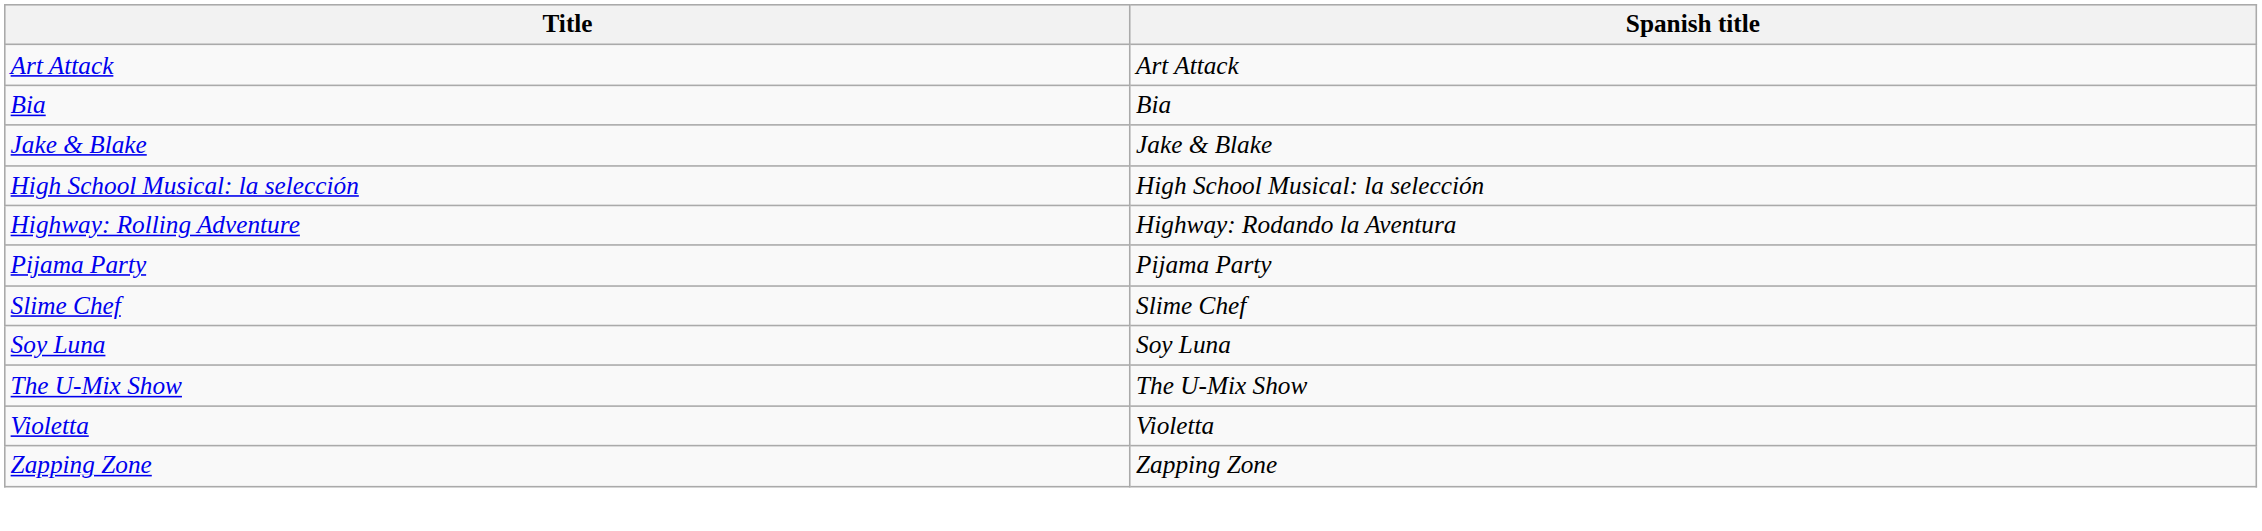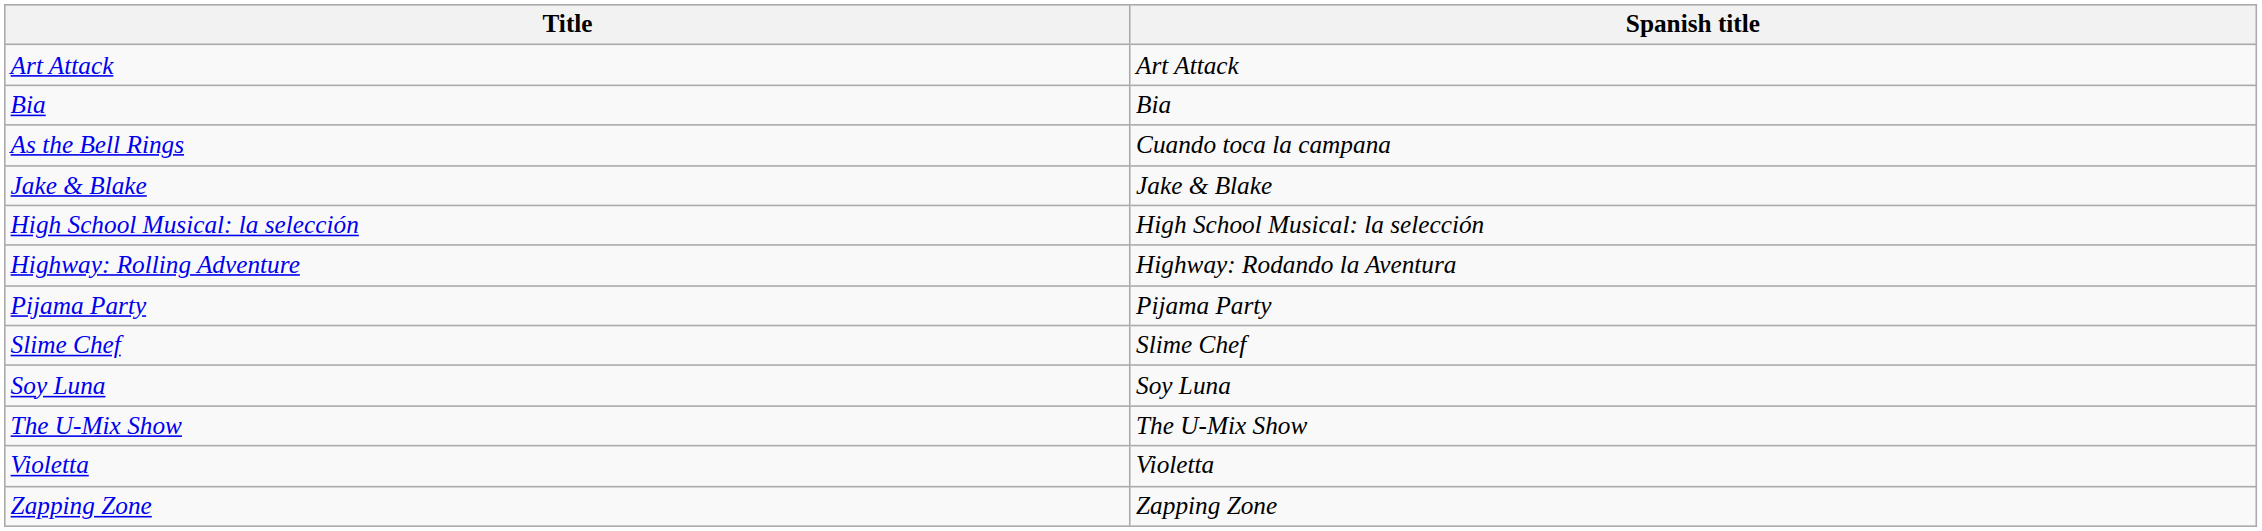+ row: (97, 144)
